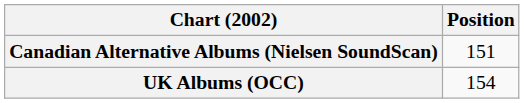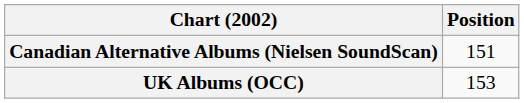(481, 82) 154 -> (481, 82) 153
